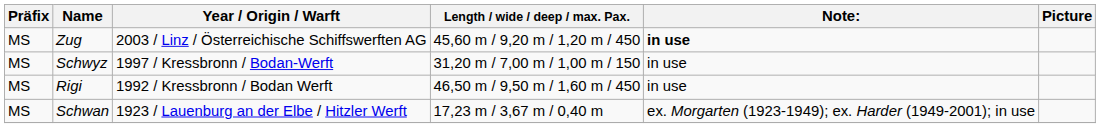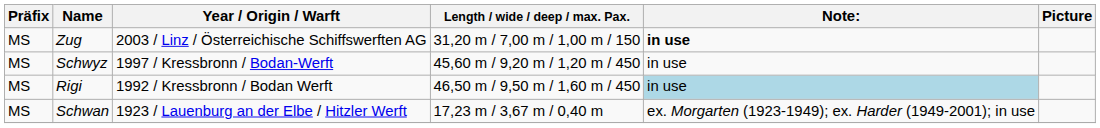(537, 39) 45,60 m / 9,20 m / 1,20 m / 450 -> (537, 39) 31,20 m / 7,00 m / 1,00 m / 150
(537, 63) 31,20 m / 7,00 m / 1,00 m / 150 -> (537, 63) 45,60 m / 9,20 m / 1,20 m / 450
(667, 87) no background -> (667, 87) lightblue background
